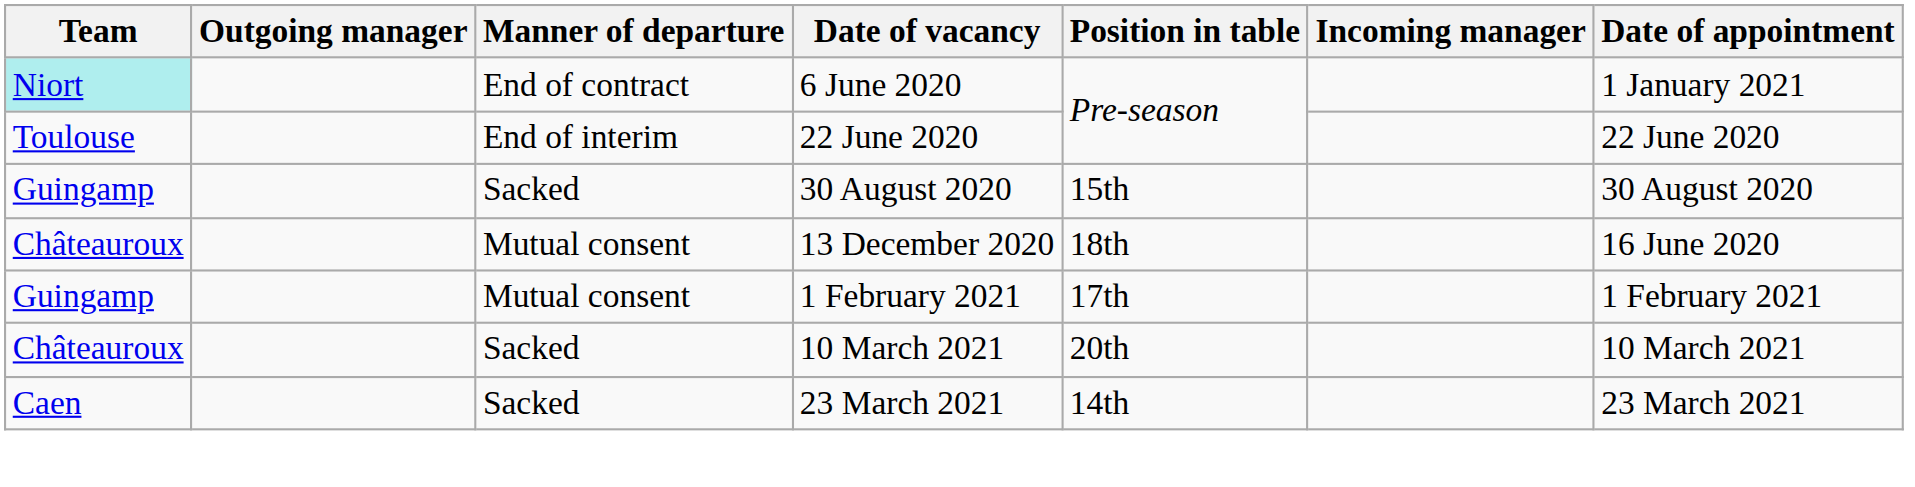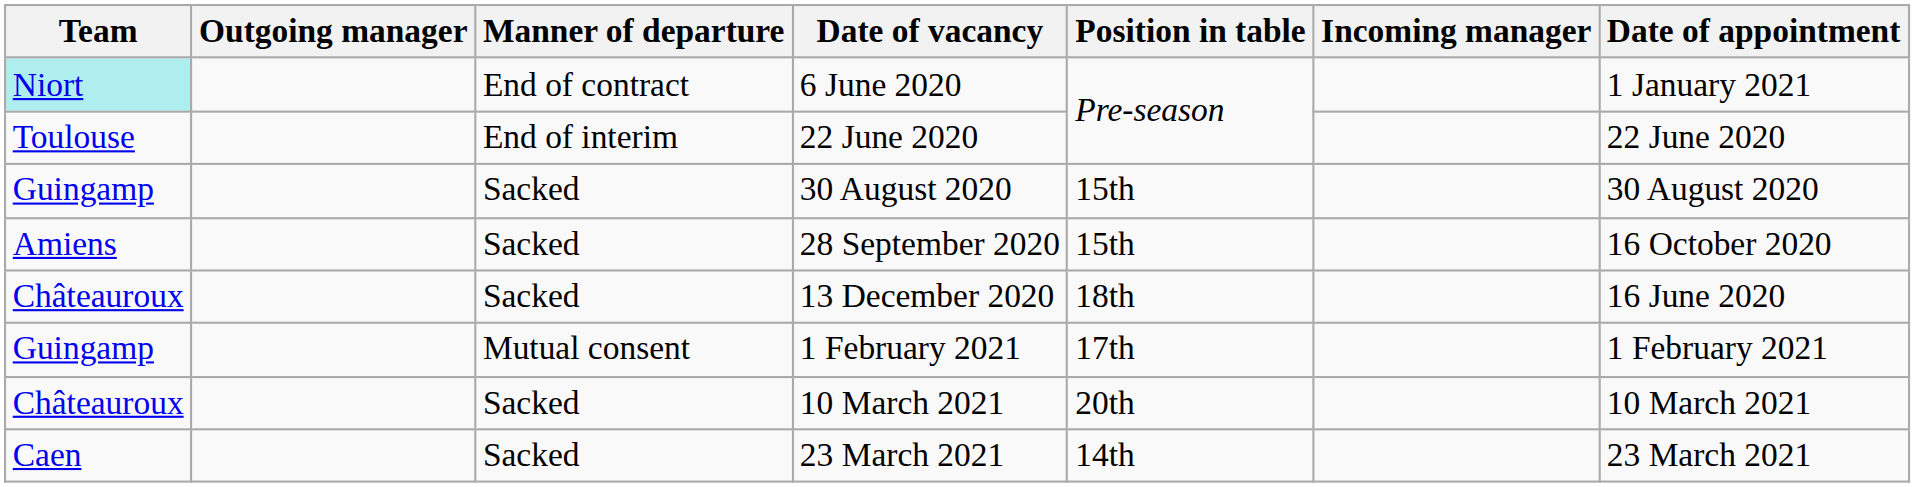+ row: (930, 243)
(586, 243) Mutual consent -> (531, 296) Sacked
